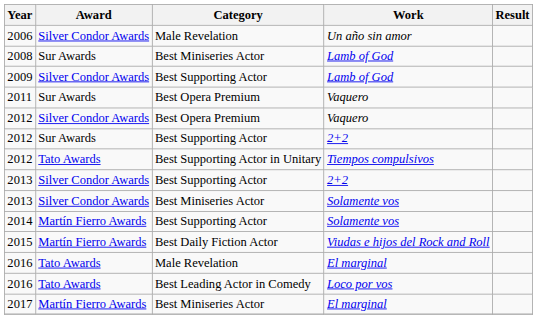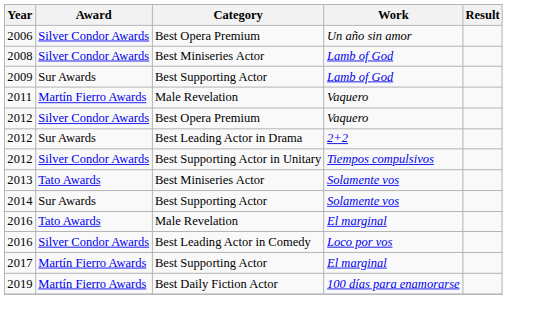(197, 35) Male Revelation -> (207, 35) Best Opera Premium
(67, 56) Sur Awards -> (94, 56) Silver Condor Awards
(94, 77) Silver Condor Awards -> (67, 77) Sur Awards
(67, 97) Sur Awards -> (92, 97) Martín Fierro Awards
(207, 97) Best Opera Premium -> (197, 97) Male Revelation
(211, 139) Best Supporting Actor -> (229, 139) Best Leading Actor in Drama
(69, 159) Tato Awards -> (94, 159) Silver Condor Awards
- row: (20, 180)
(94, 201) Silver Condor Awards -> (69, 180) Tato Awards
(92, 221) Martín Fierro Awards -> (67, 201) Sur Awards
- row: (20, 242)
(69, 283) Tato Awards -> (94, 242) Silver Condor Awards
(210, 304) Best Miniseries Actor -> (211, 263) Best Supporting Actor
+ row: (20, 283)
